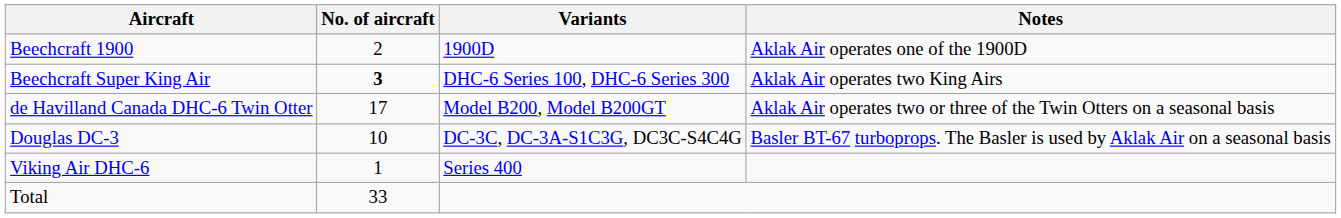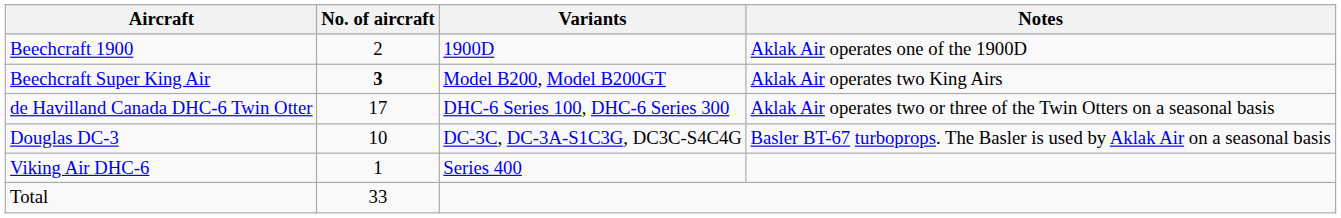(586, 78) DHC-6 Series 100, DHC-6 Series 300 -> (555, 78) Model B200, Model B200GT
(555, 108) Model B200, Model B200GT -> (586, 108) DHC-6 Series 100, DHC-6 Series 300
